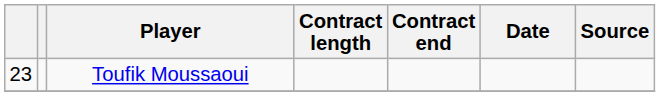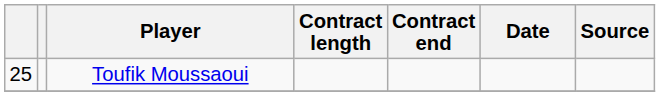(21, 75) 23 -> (21, 75) 25
